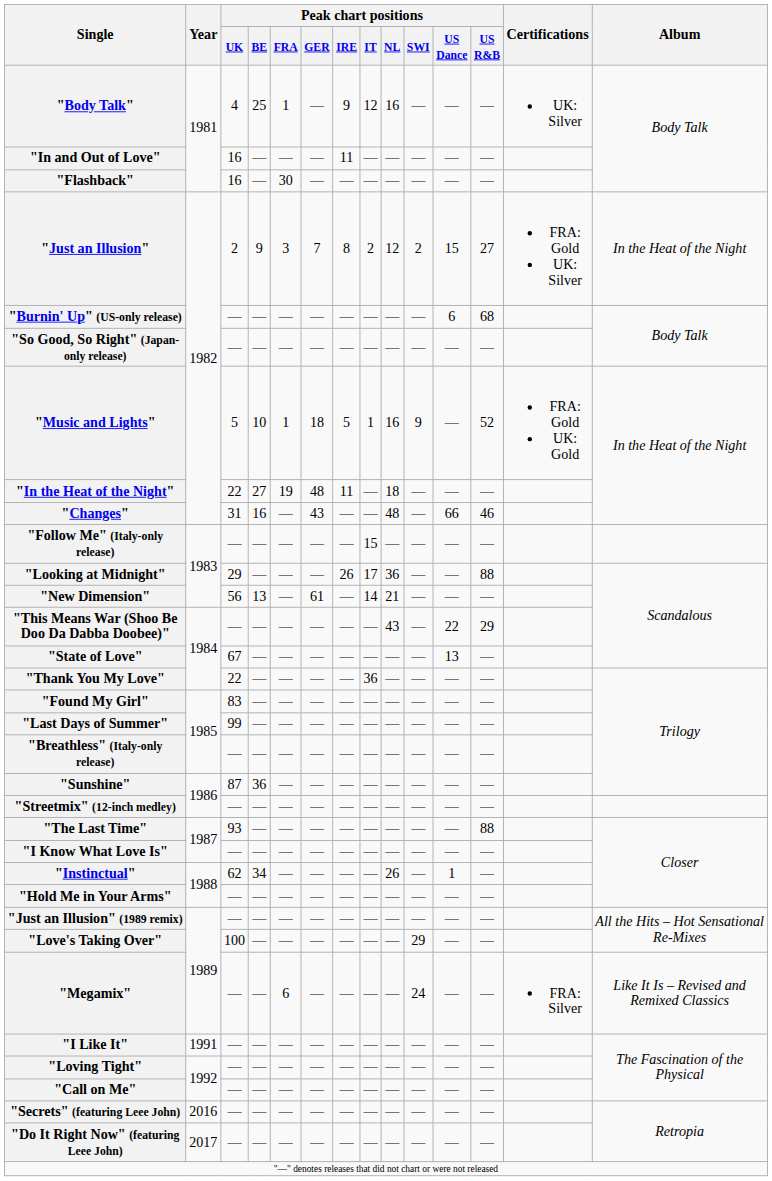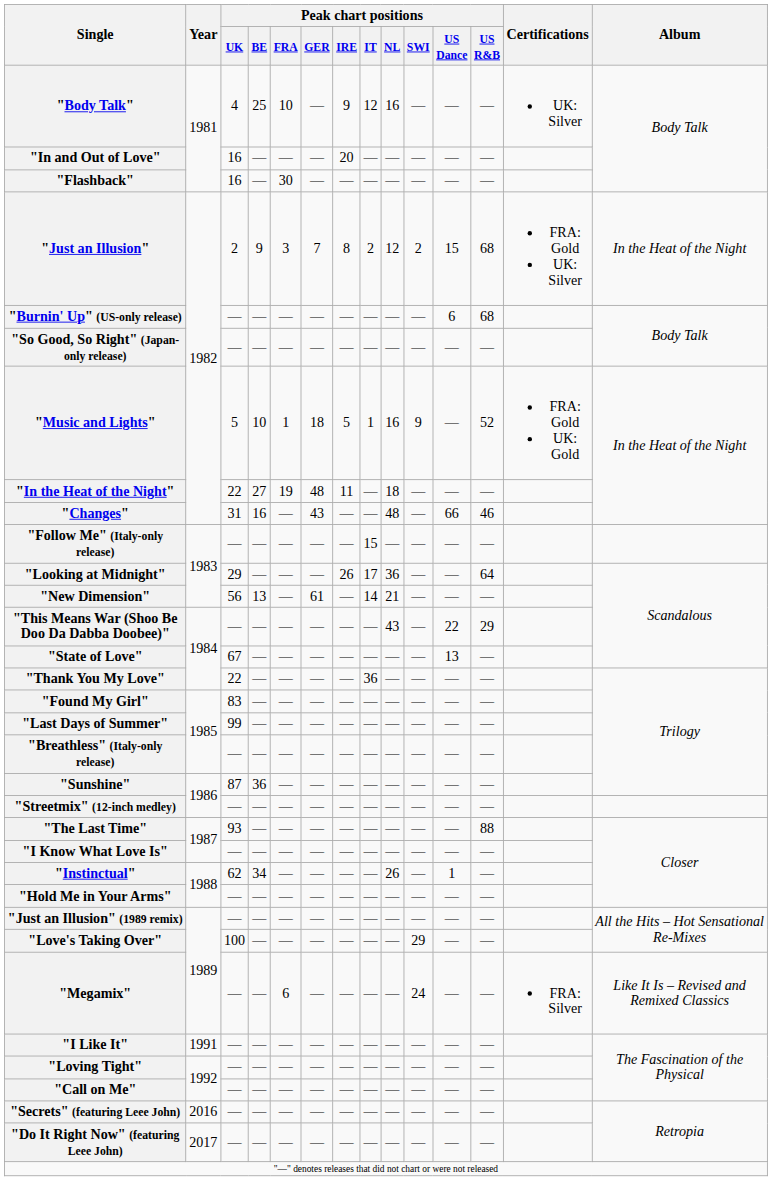(286, 106) 1 -> (286, 106) 10
(347, 158) 11 -> (347, 158) 20
(487, 248) 27 -> (487, 248) 68
(487, 574) 88 -> (487, 574) 64
